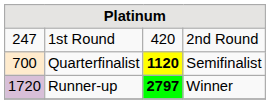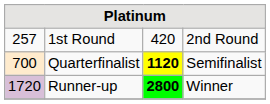(24, 40) 247 -> (24, 40) 257
(163, 88) 2797 -> (163, 88) 2800
